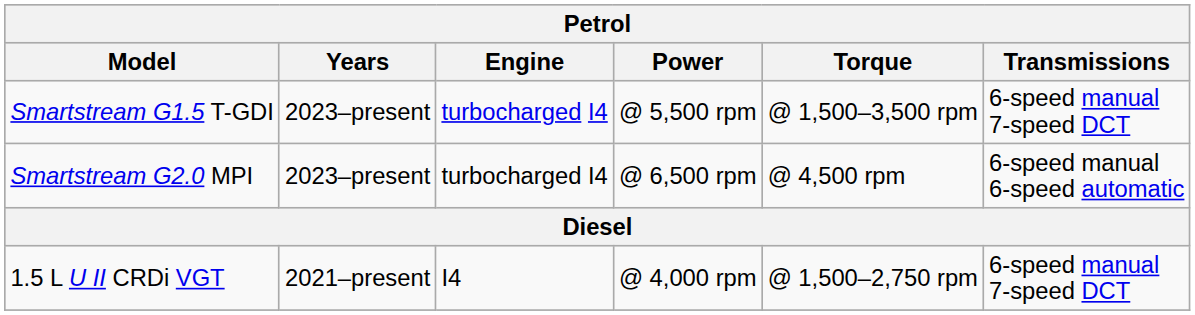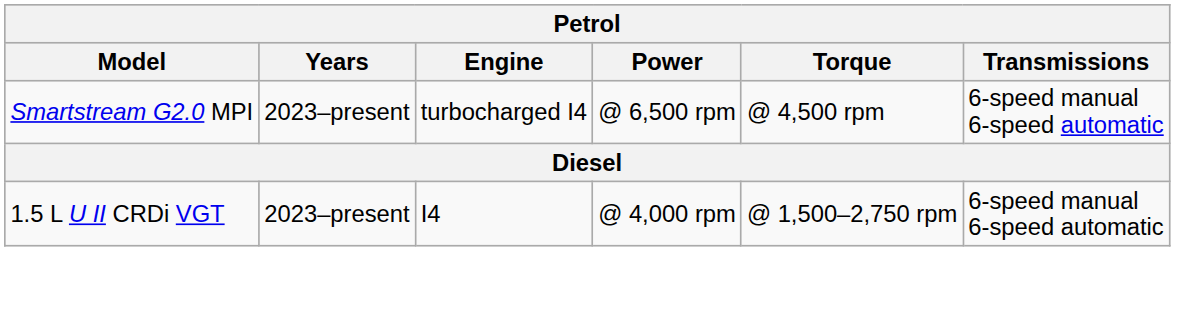- row: (142, 112)
(358, 278) 2021–present -> (337, 214) 2023–present
(1074, 278) 6-speed manual 7-speed DCT -> (1066, 214) 6-speed manual 6-speed automatic
